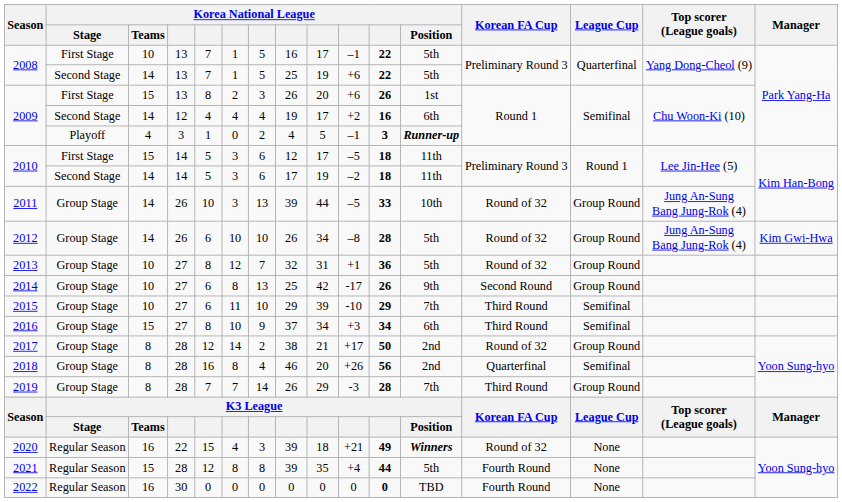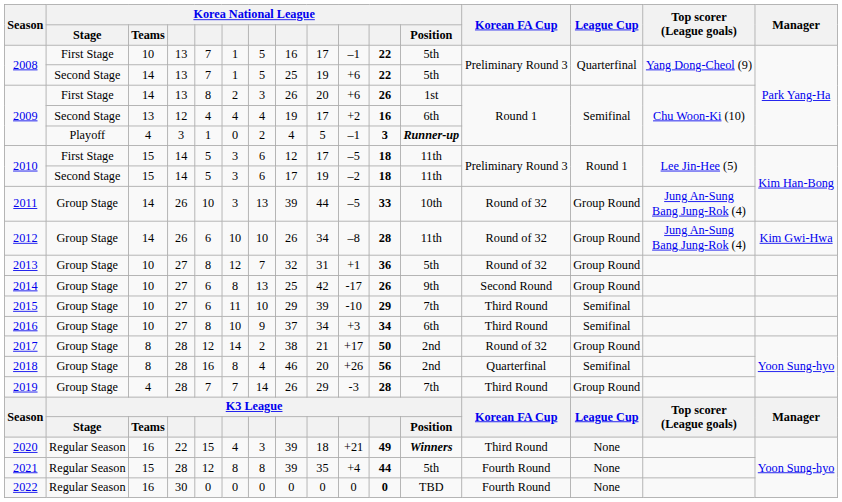(148, 95) 15 -> (148, 95) 14
(148, 115) 14 -> (148, 115) 13
(148, 176) 14 -> (148, 176) 15
(431, 238) 5th -> (431, 238) 11th
(148, 326) 15 -> (148, 326) 10
(148, 387) 8 -> (148, 387) 4
(516, 447) Round of 32 -> (516, 447) Third Round
